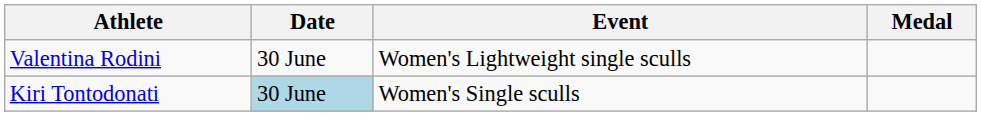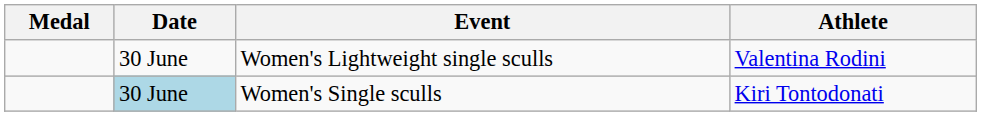columns swapped: (922, 22) <-> (128, 22)
